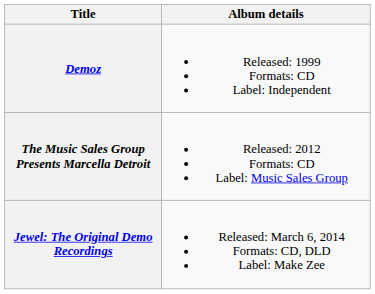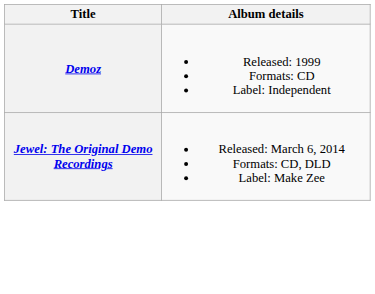- row: (83, 156)
